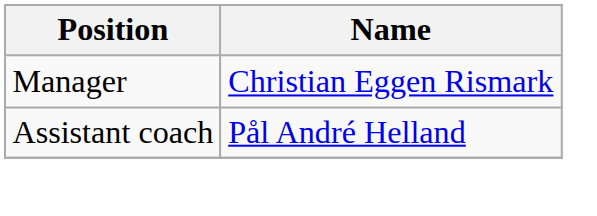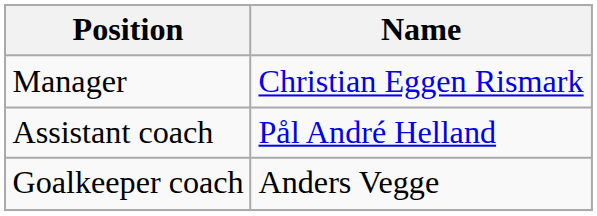+ row: (128, 183)
